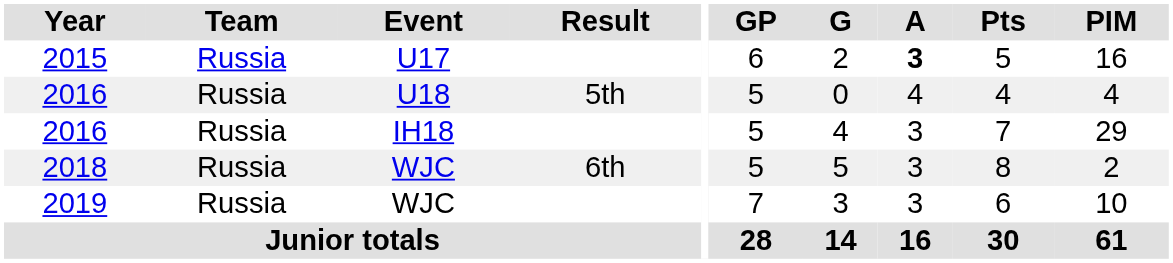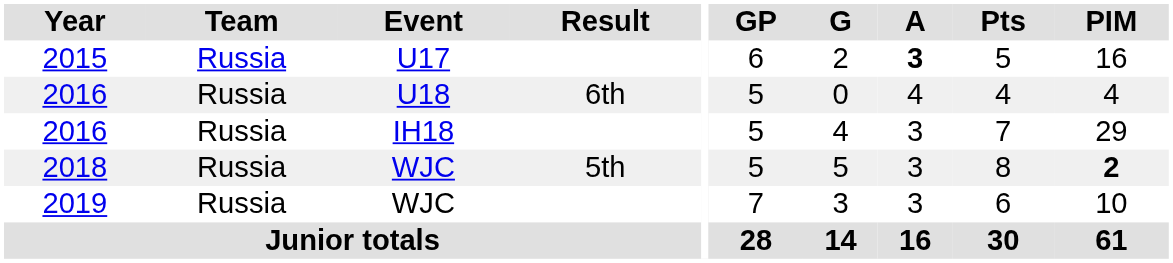(605, 94) 5th -> (605, 94) 6th
(605, 167) 6th -> (605, 167) 5th
(1111, 167) normal -> (1111, 167) bold
